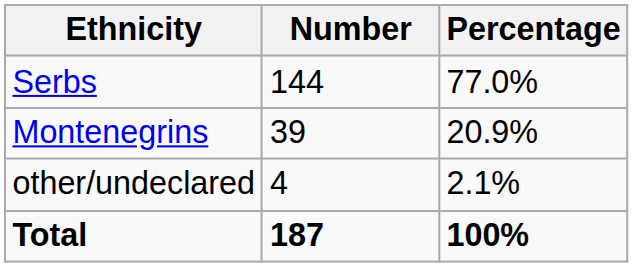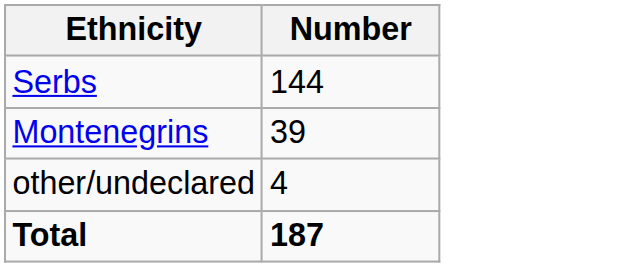- column: (534, 30)
